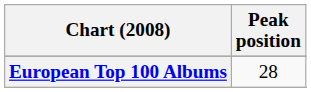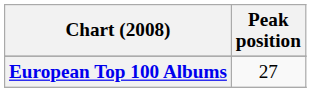(268, 71) 28 -> (268, 71) 27
